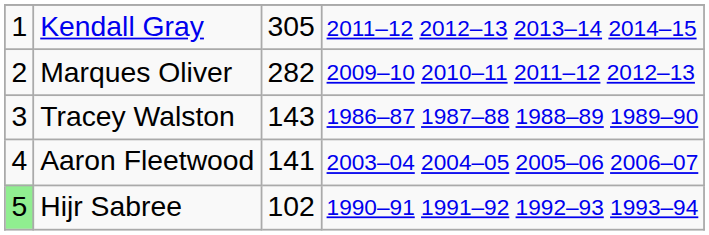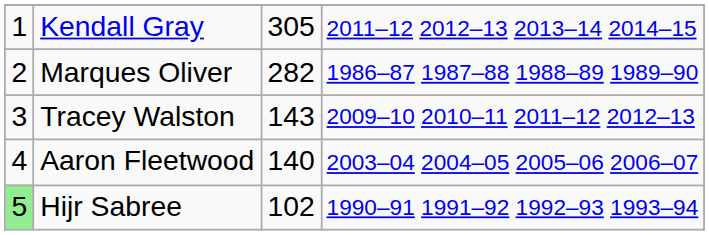(511, 72) 2009–10 2010–11 2011–12 2012–13 -> (512, 72) 1986–87 1987–88 1988–89 1989–90
(512, 117) 1986–87 1987–88 1988–89 1989–90 -> (511, 117) 2009–10 2010–11 2011–12 2012–13
(291, 161) 141 -> (291, 161) 140
